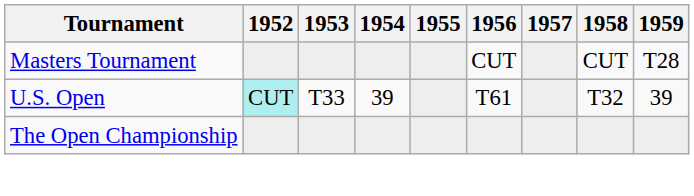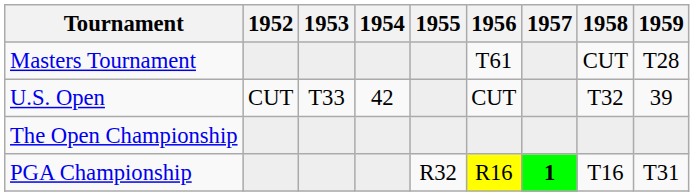(494, 60) CUT -> (494, 60) T61
(271, 98) paleturquoise background -> (271, 98) no background
(382, 98) 39 -> (382, 98) 42
(494, 98) T61 -> (494, 98) CUT
+ row: (101, 172)
